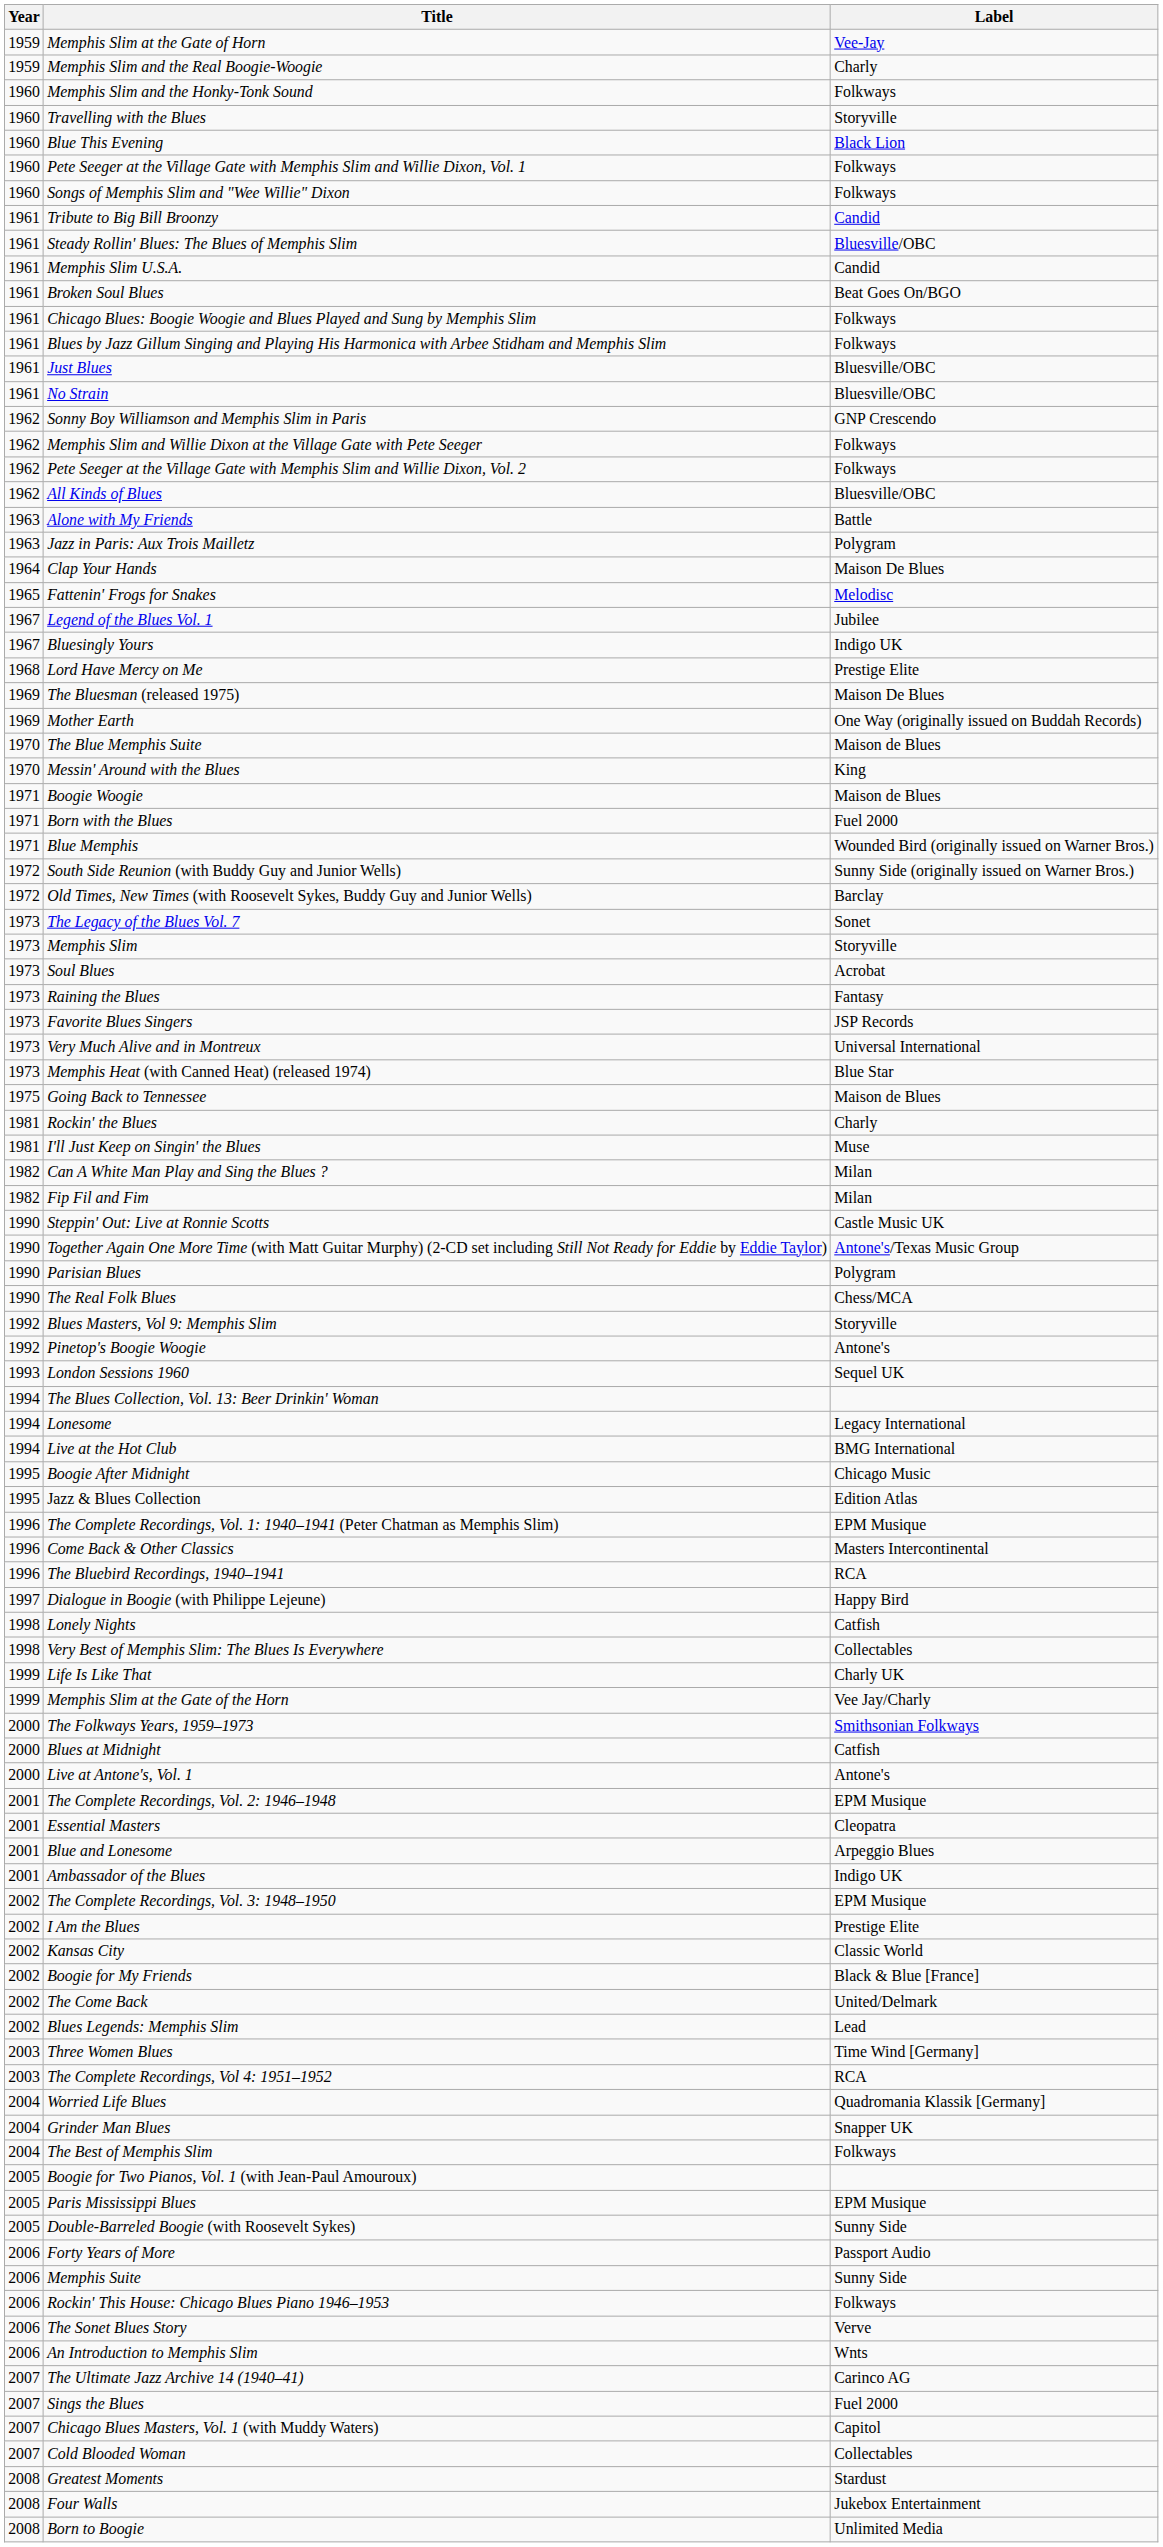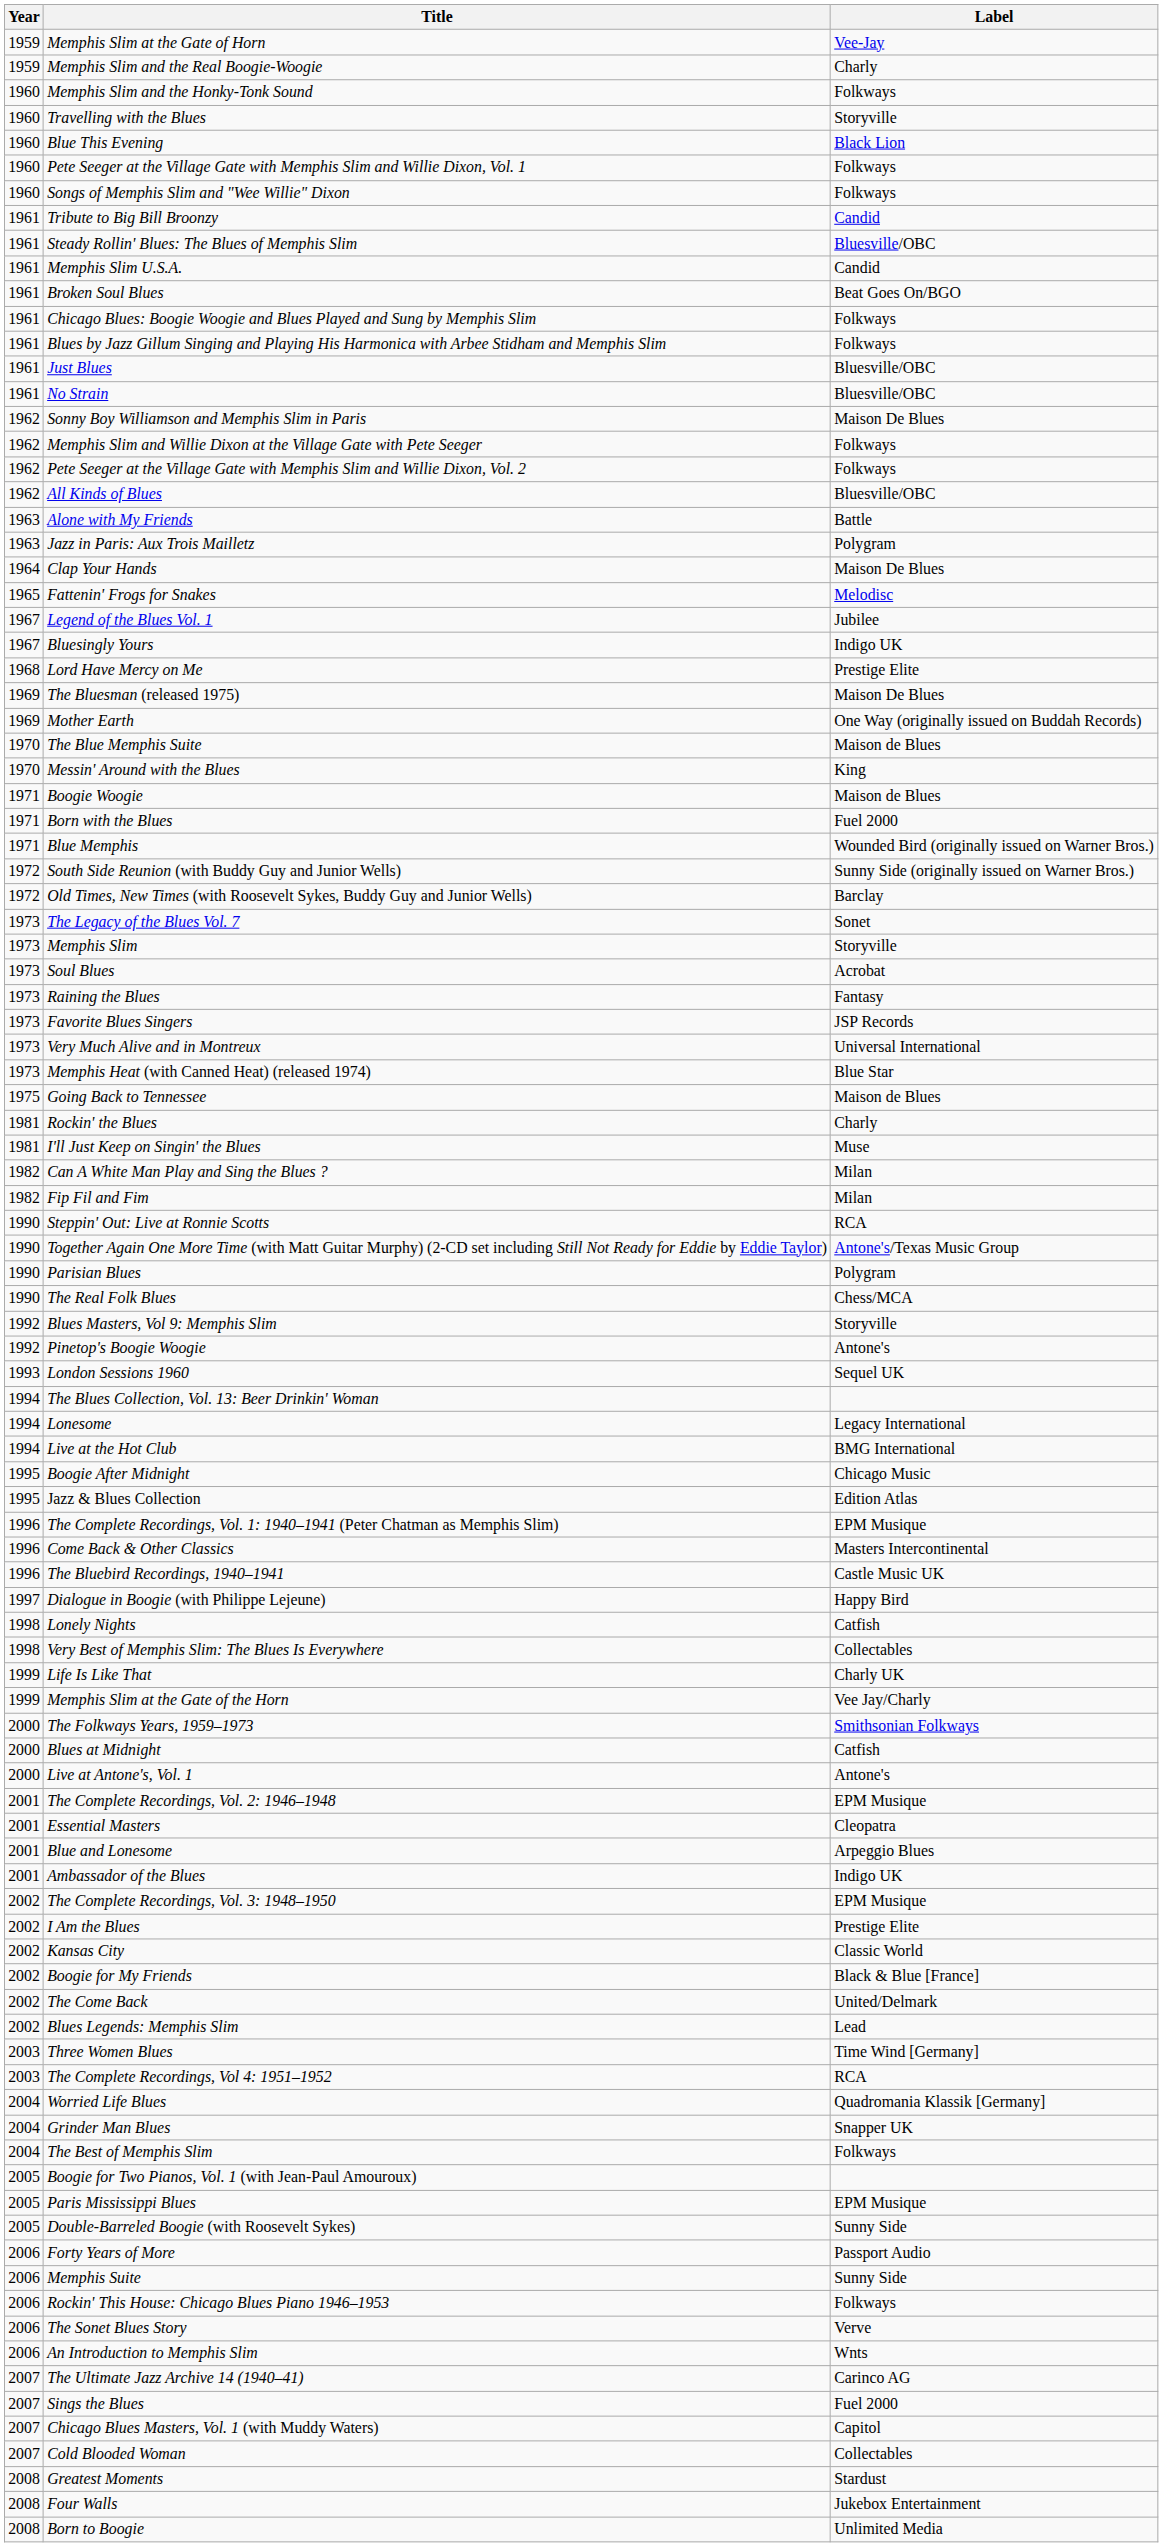(885, 419) GNP Crescendo -> (889, 419) Maison De Blues
(889, 1222) Castle Music UK -> (851, 1222) RCA
(851, 1574) RCA -> (889, 1574) Castle Music UK
